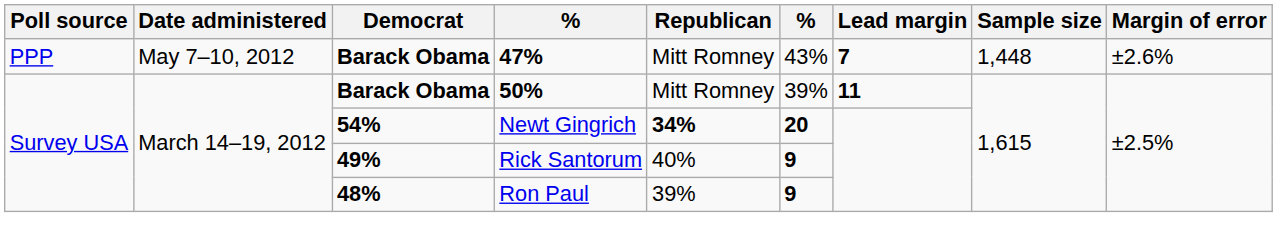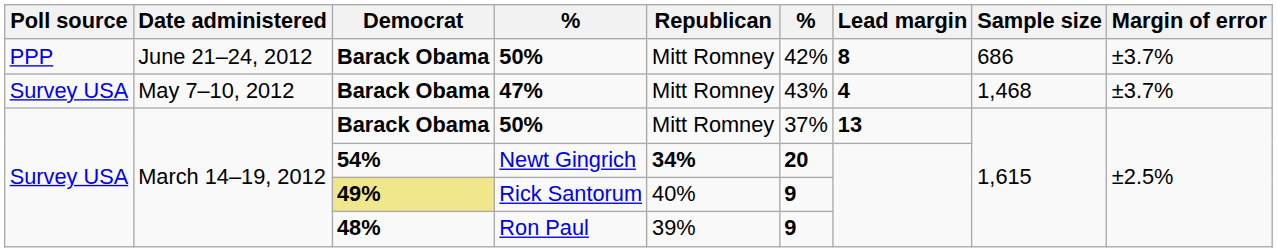+ row: (225, 56)
(31, 56) PPP -> (69, 90) Survey USA
(844, 56) 7 -> (844, 90) 4
(1004, 56) 1,448 -> (1004, 90) 1,468
(1143, 56) ±2.6% -> (1143, 90) ±3.7%
(806, 90) 39% -> (806, 125) 37%
(849, 90) 11 -> (850, 125) 13
(359, 159) no background -> (359, 194) khaki background
